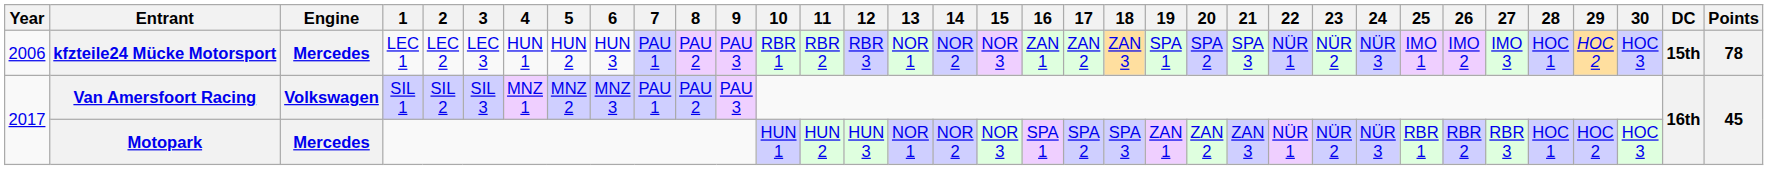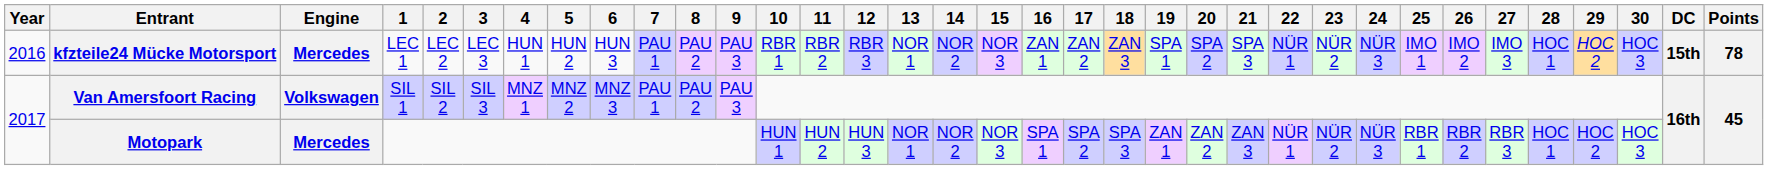(27, 53) 2006 -> (27, 53) 2016
